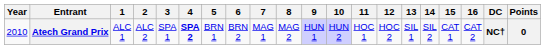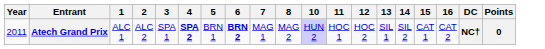- column: (314, 11)
(17, 31) 2010 -> (17, 31) 2011
(238, 31) normal -> (238, 31) bold
